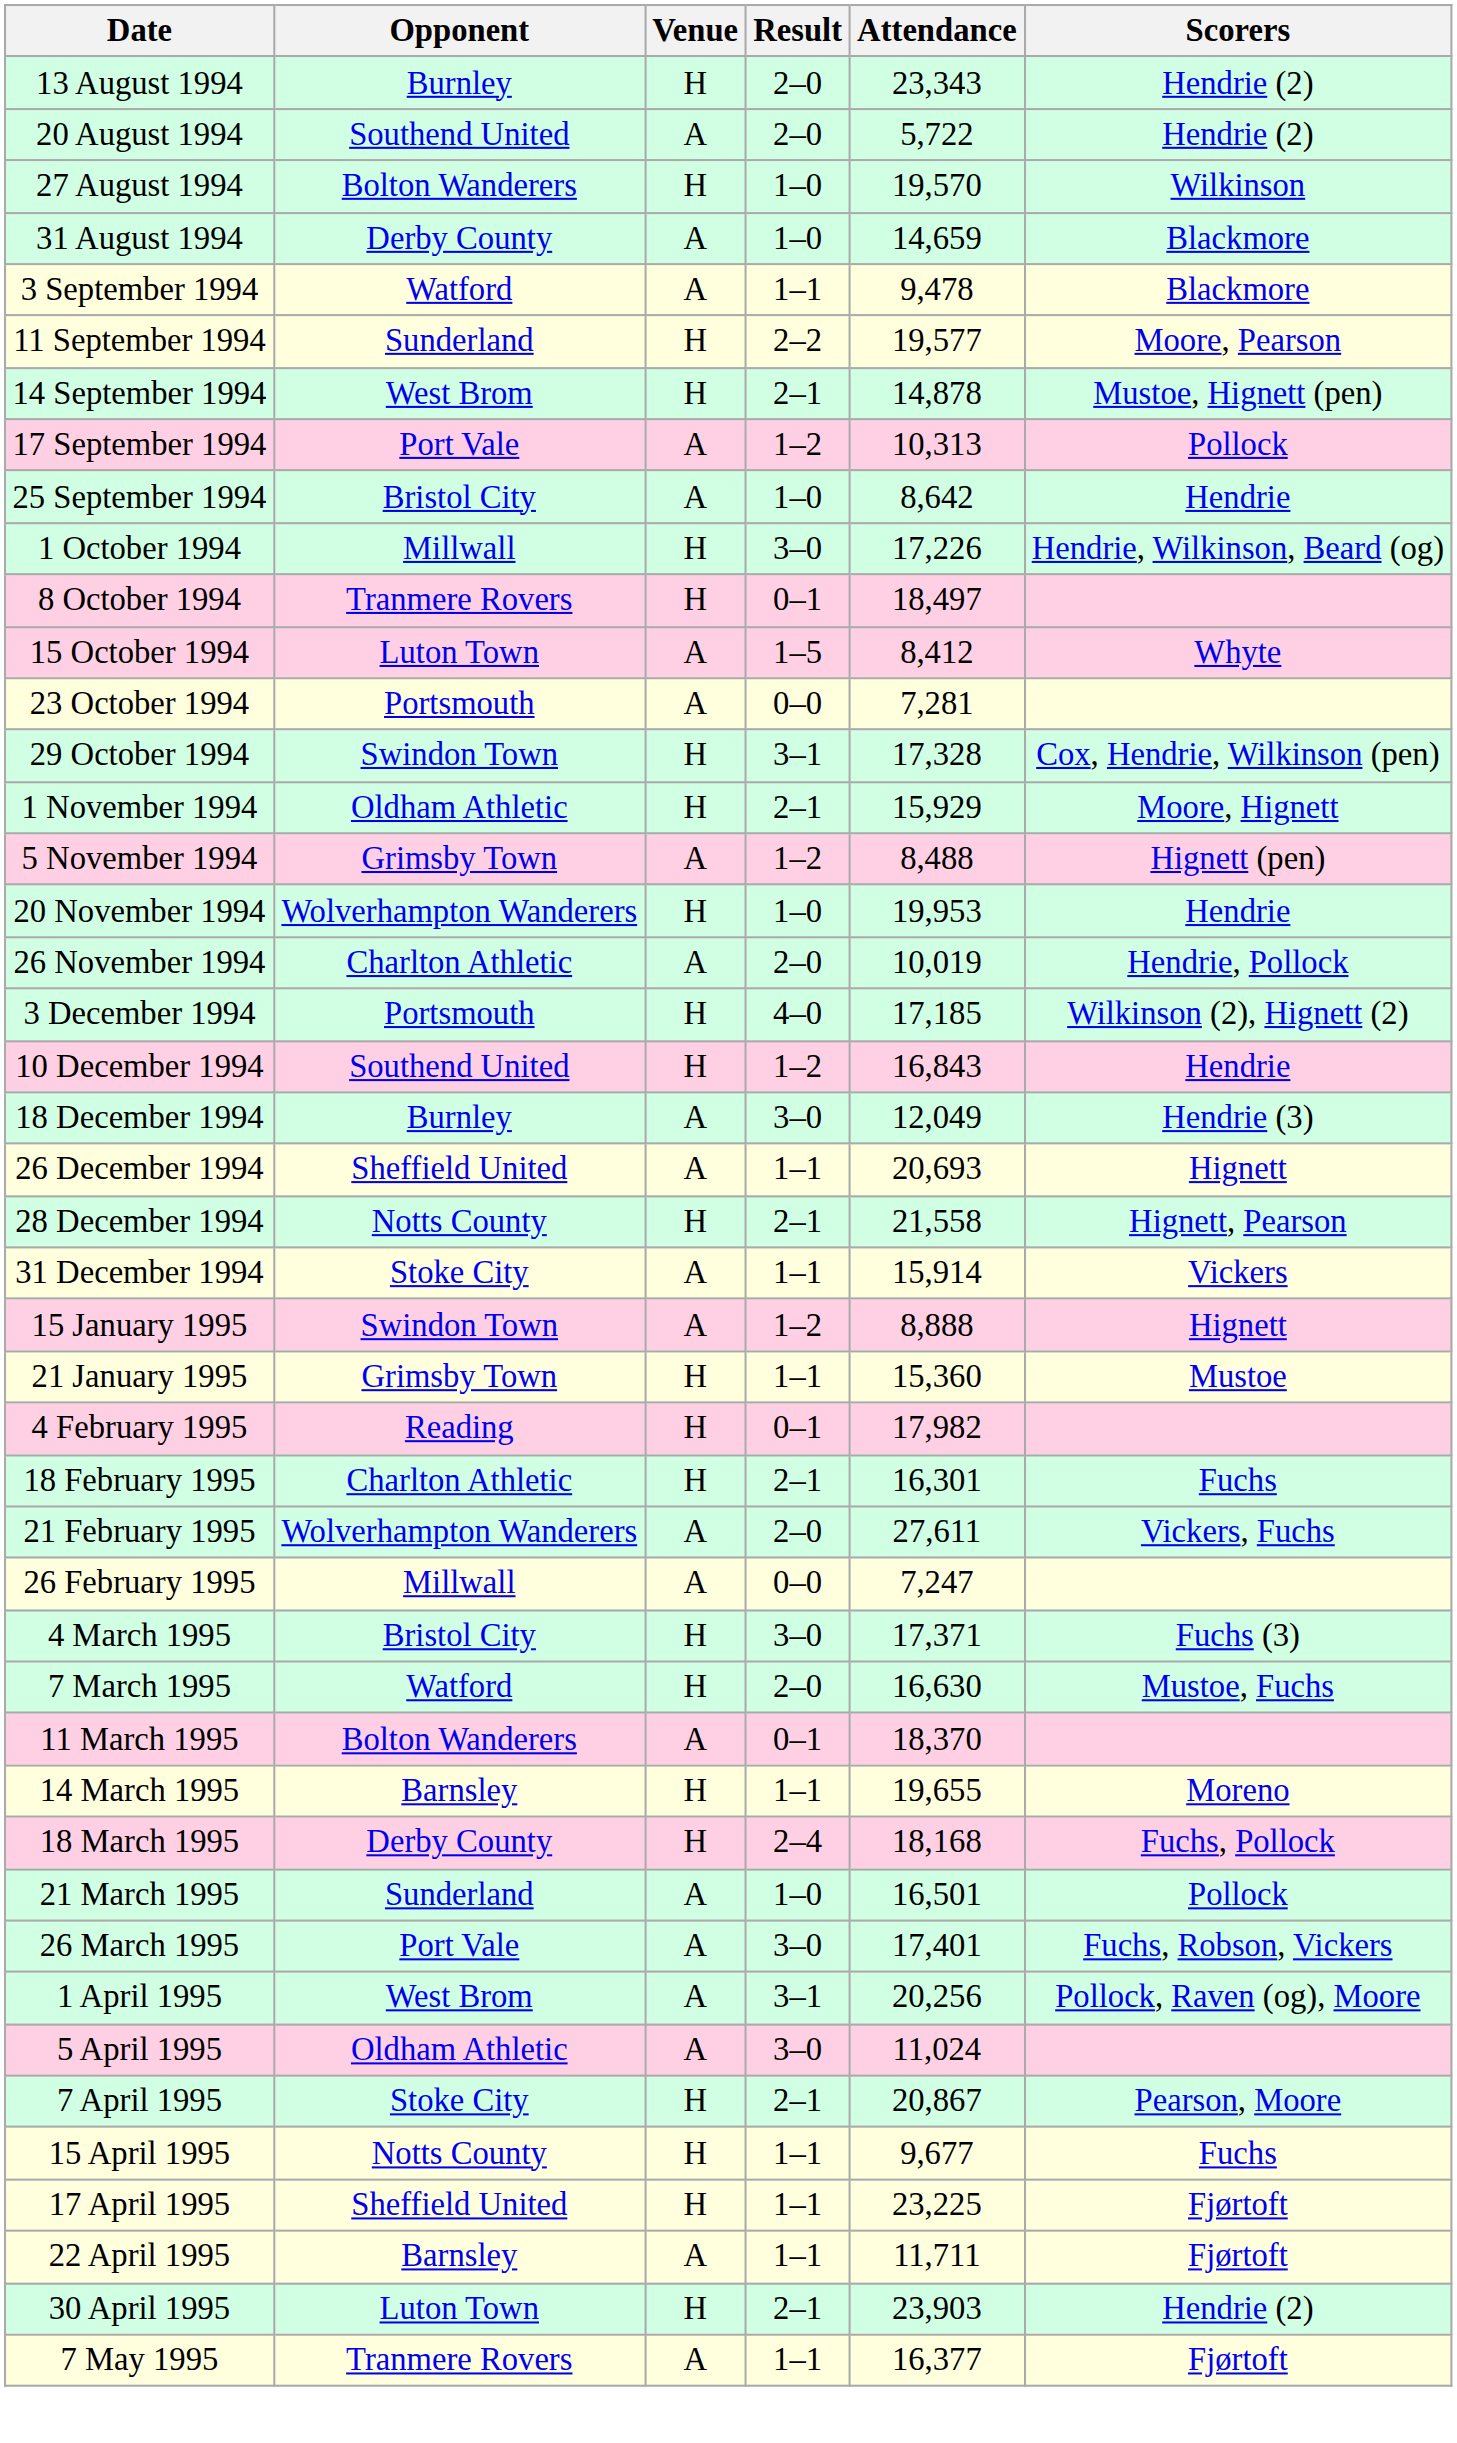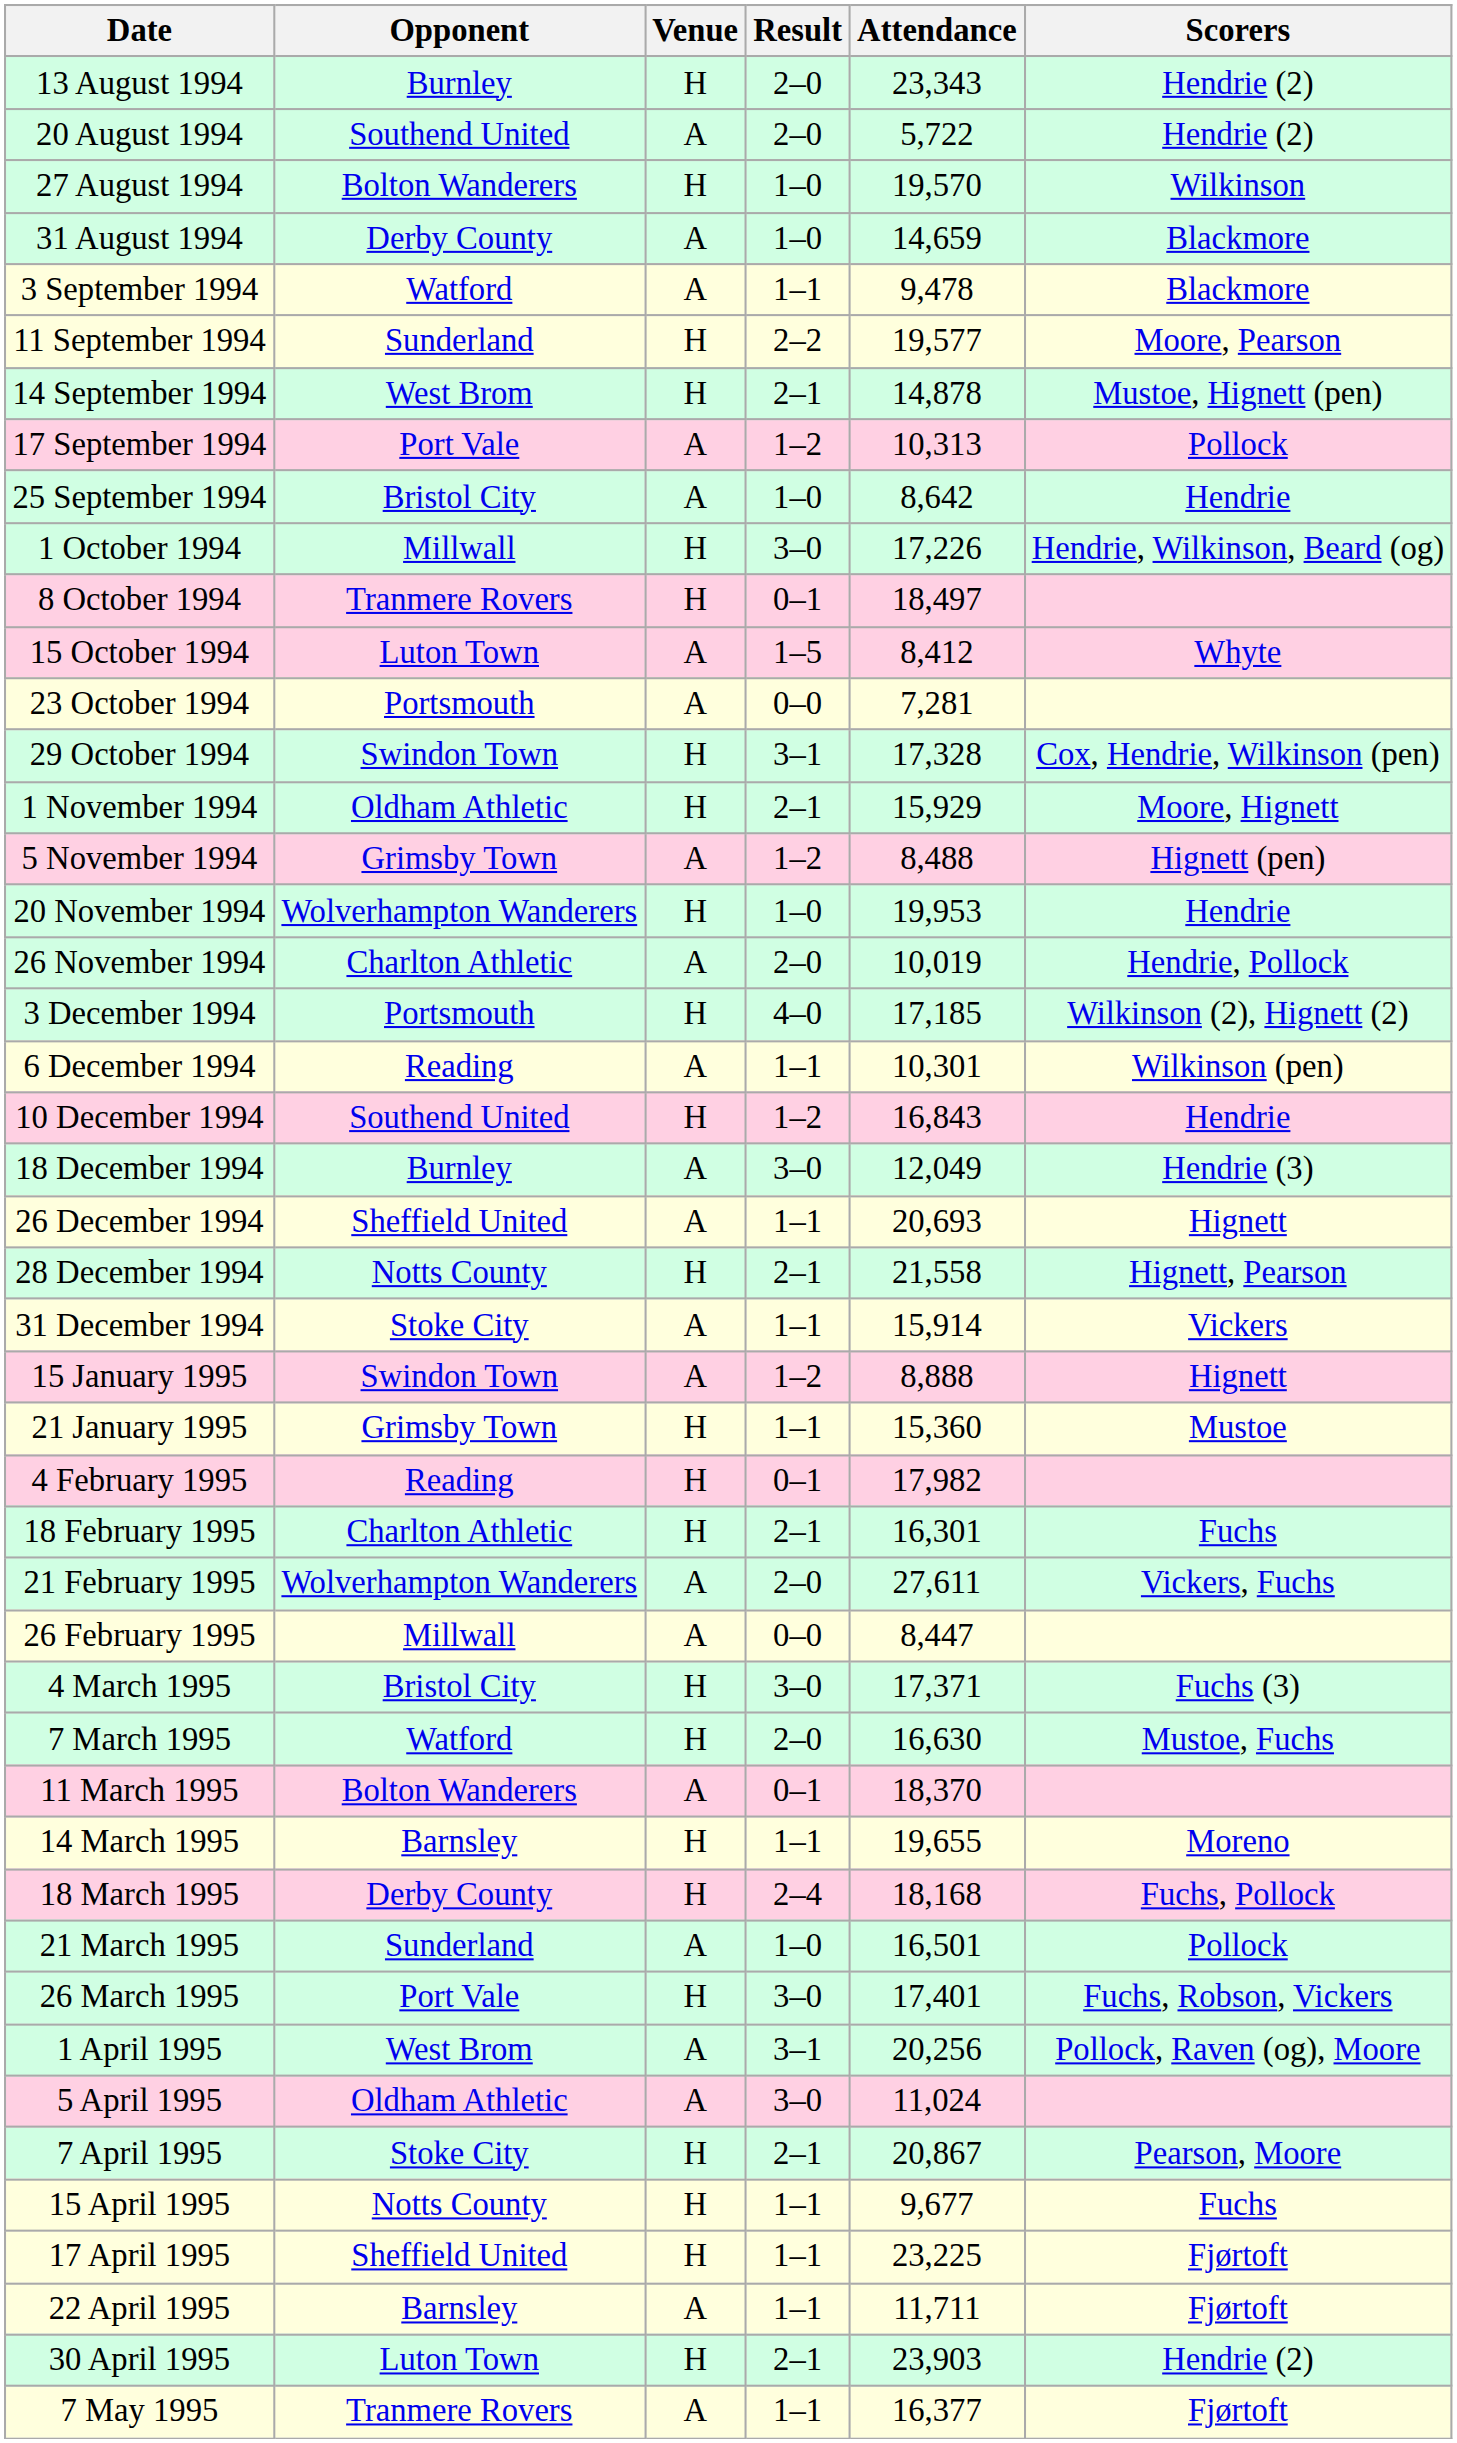+ row: (139, 1065)
(937, 1583) 7,247 -> (937, 1635) 8,447
(695, 1945) A -> (695, 1997) H
